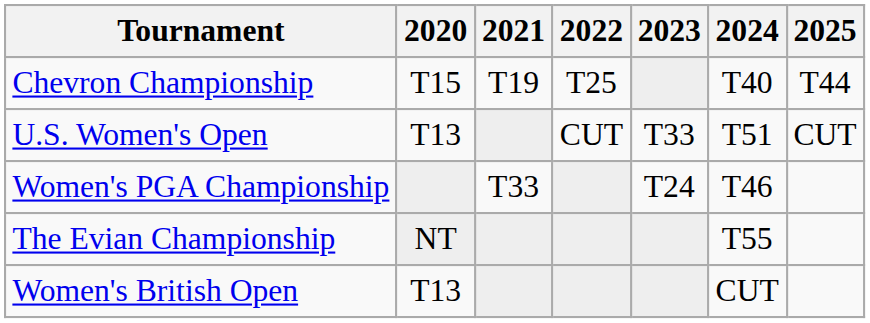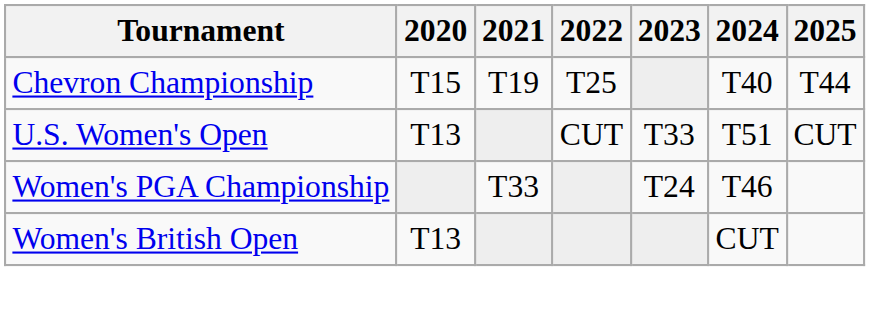- row: (174, 239)
